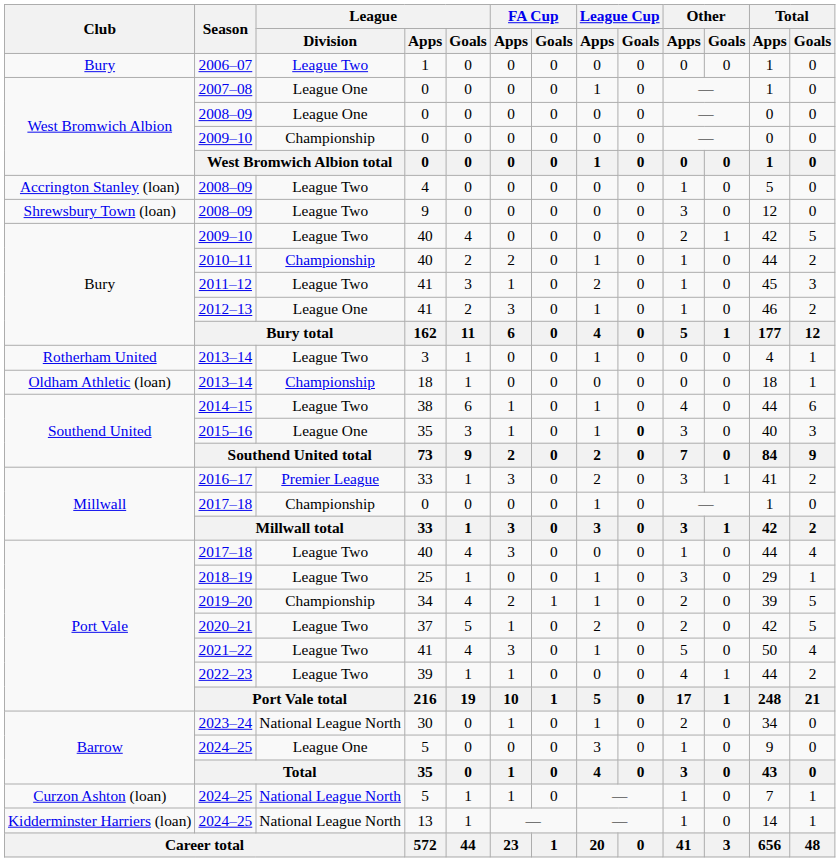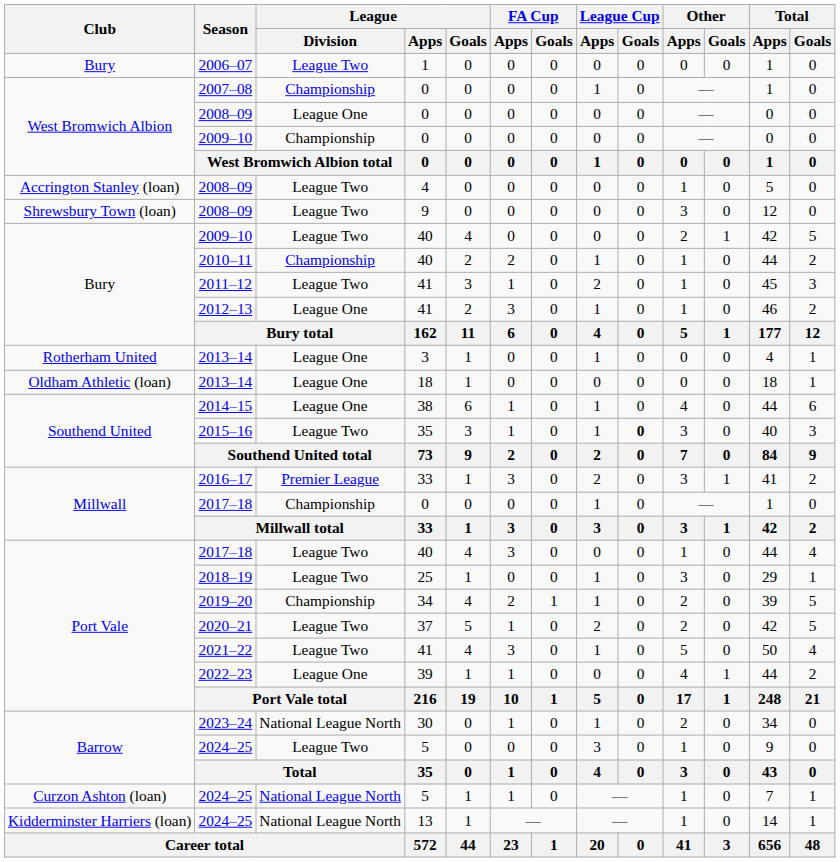(330, 89) League One -> (330, 89) Championship
(330, 357) League Two -> (330, 357) League One
(330, 382) Championship -> (330, 382) League One
(330, 406) League Two -> (330, 406) League One
(330, 430) League One -> (330, 430) League Two
(330, 674) League Two -> (330, 674) League One
(330, 747) League One -> (330, 747) League Two
